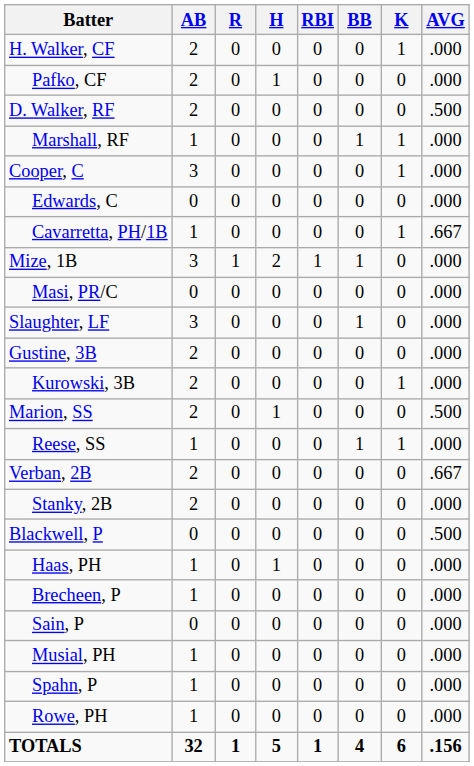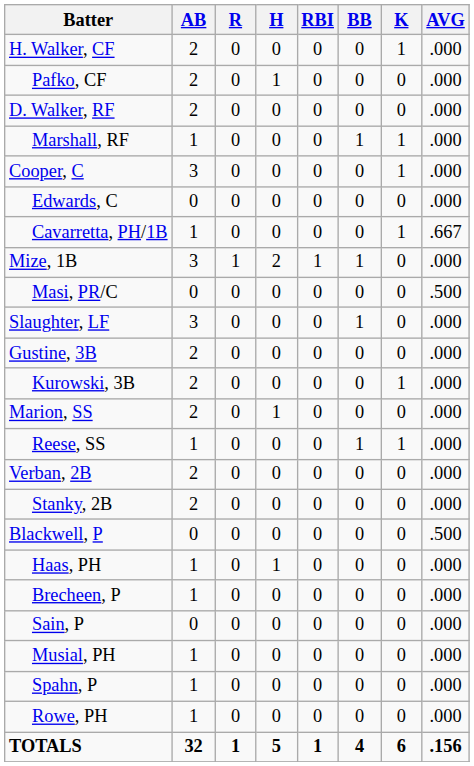(446, 110) .500 -> (446, 110) .000
(446, 291) .000 -> (446, 291) .500
(446, 413) .500 -> (446, 413) .000
(446, 473) .667 -> (446, 473) .000
